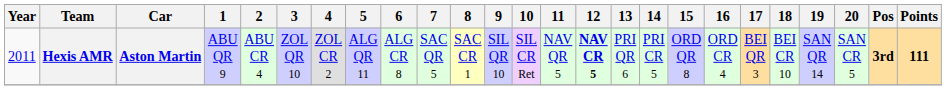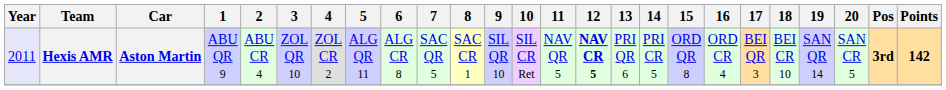(22, 56) no background -> (22, 56) lavender background
(919, 56) 111 -> (919, 56) 142
